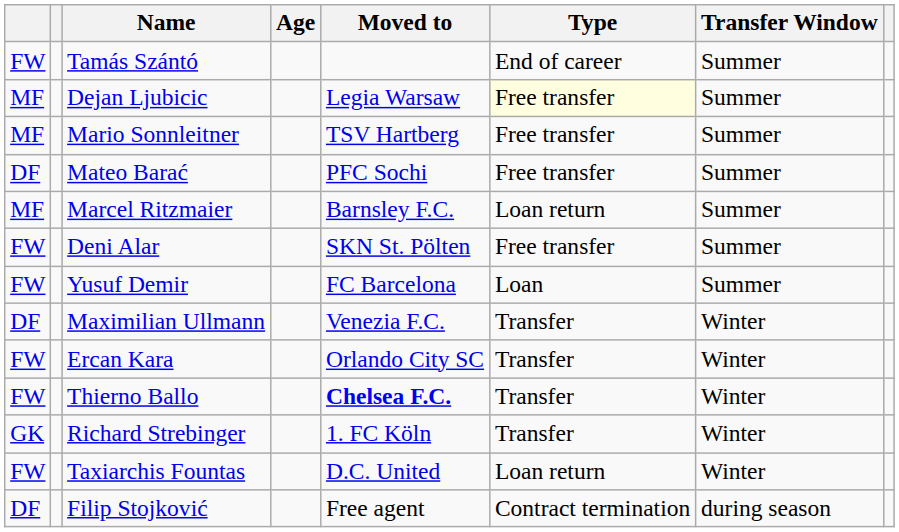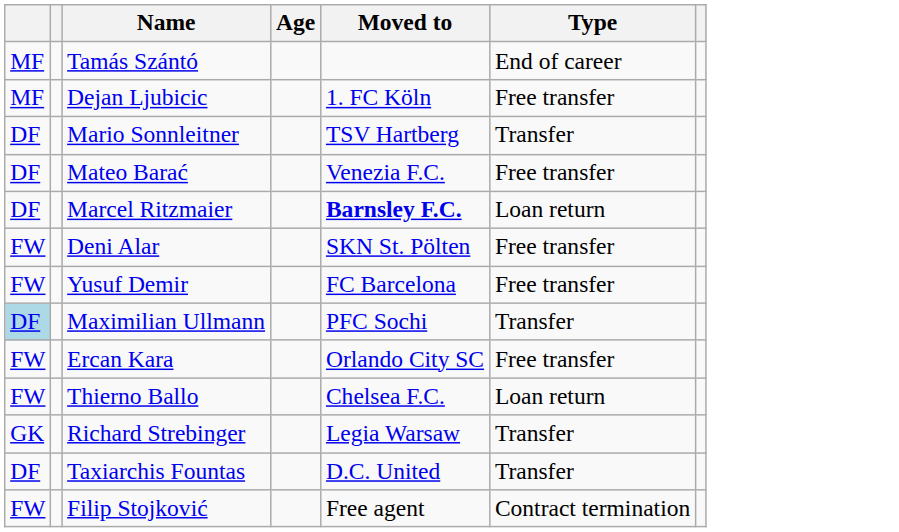- column: (789, 23)
(28, 60) FW -> (27, 60) MF
(393, 97) Legia Warsaw -> (379, 97) 1. FC Köln
(555, 97) lightyellow background -> (555, 97) no background
(27, 135) MF -> (25, 135) DF
(555, 135) Free transfer -> (534, 135) Transfer
(377, 172) PFC Sochi -> (385, 172) Venezia F.C.
(27, 209) MF -> (25, 209) DF
(390, 209) normal -> (394, 209) bold
(519, 284) Loan -> (555, 284) Free transfer
(25, 321) no background -> (25, 321) lightblue background
(385, 321) Venezia F.C. -> (377, 321) PFC Sochi
(534, 358) Transfer -> (555, 358) Free transfer
(389, 396) bold -> (385, 396) normal
(534, 396) Transfer -> (550, 396) Loan return
(379, 433) 1. FC Köln -> (393, 433) Legia Warsaw
(28, 470) FW -> (25, 470) DF
(550, 470) Loan return -> (534, 470) Transfer
(25, 508) DF -> (28, 508) FW
